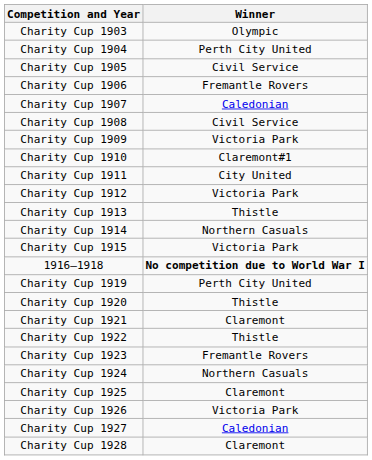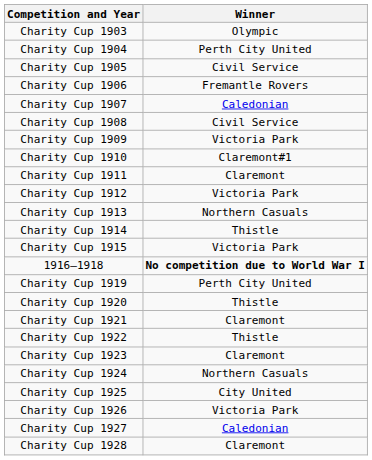(255, 176) City United -> (255, 176) Claremont
(255, 212) Thistle -> (255, 212) Northern Casuals
(255, 230) Northern Casuals -> (255, 230) Thistle
(255, 356) Fremantle Rovers -> (255, 356) Claremont
(255, 392) Claremont -> (255, 392) City United
